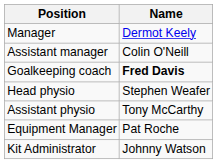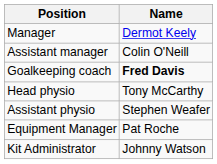(166, 91) Stephen Weafer -> (163, 91) Tony McCarthy
(163, 110) Tony McCarthy -> (166, 110) Stephen Weafer
